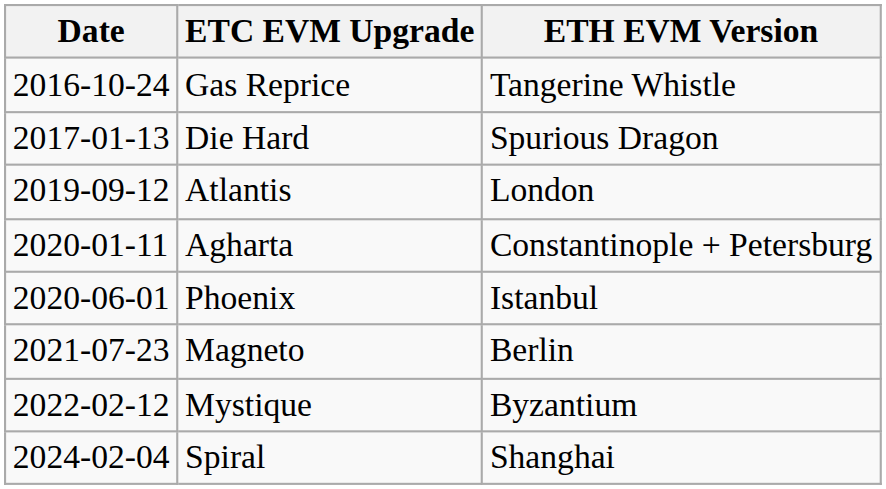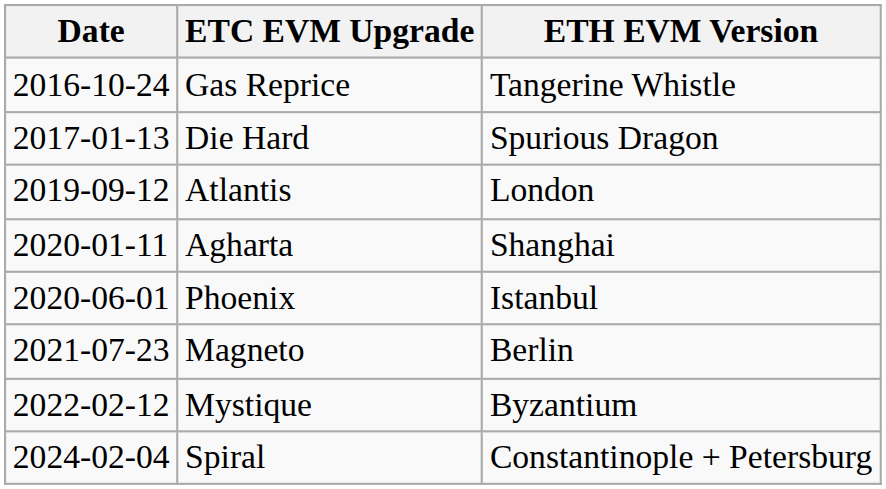(681, 244) Constantinople + Petersburg -> (552, 244) Shanghai
(552, 457) Shanghai -> (681, 457) Constantinople + Petersburg
